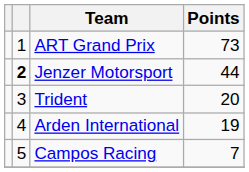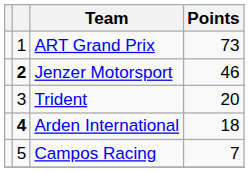(230, 72) 44 -> (230, 72) 46
(22, 126) normal -> (22, 126) bold
(230, 126) 19 -> (230, 126) 18
